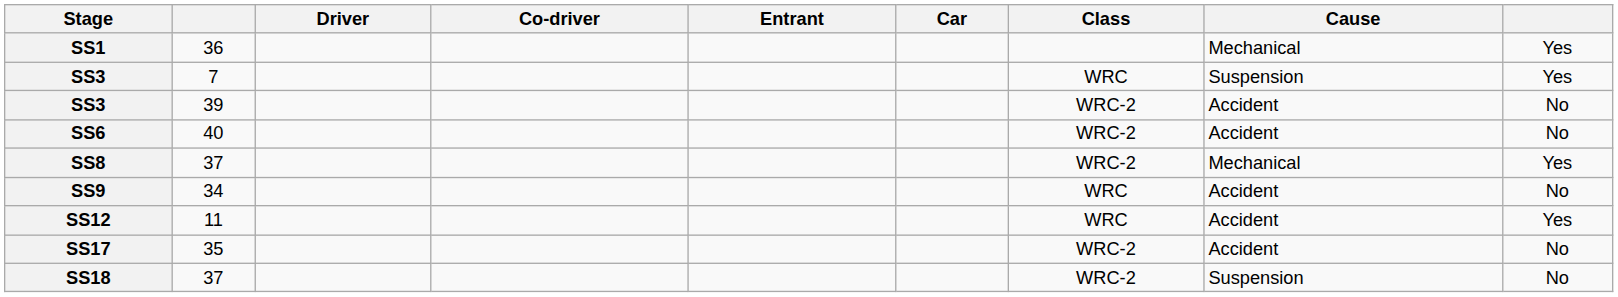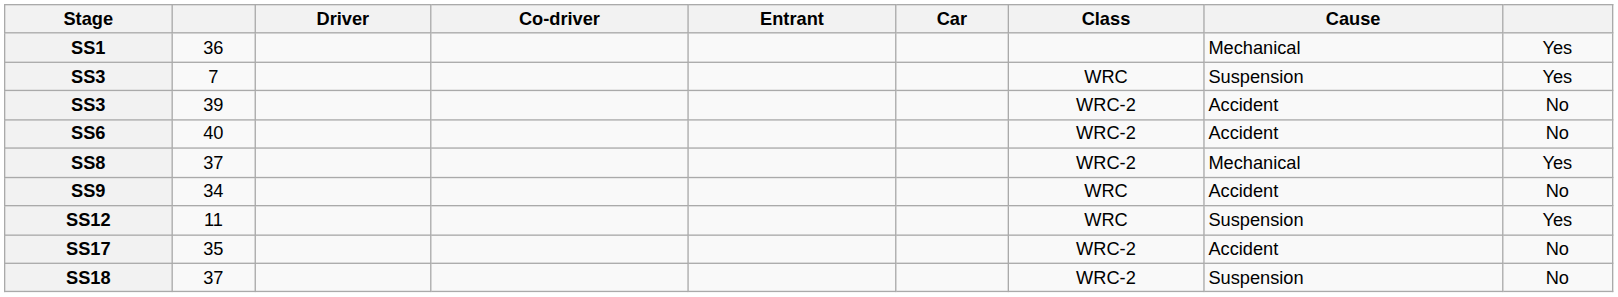(1243, 220) Accident -> (1256, 220) Suspension
